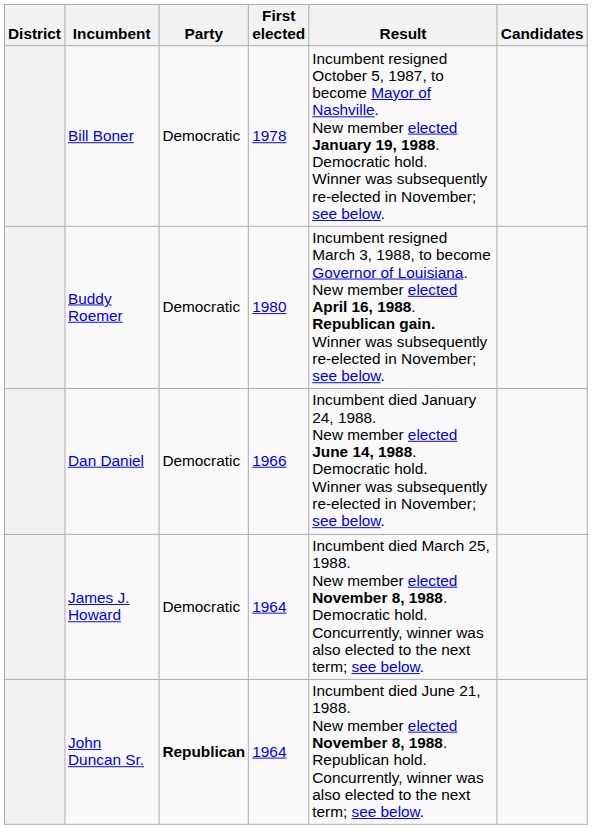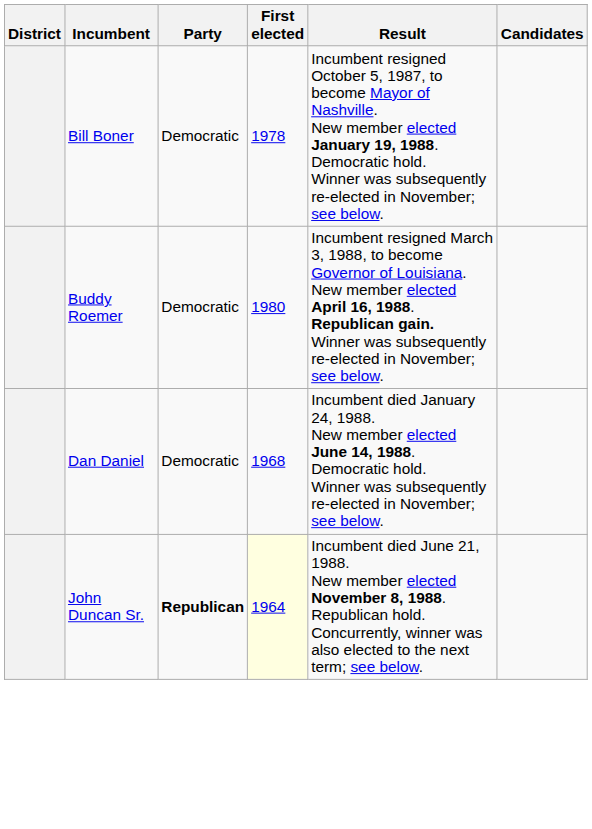(269, 461) 1966 -> (268, 461) 1968
- row: (99, 606)
(269, 751) no background -> (268, 606) lightyellow background
